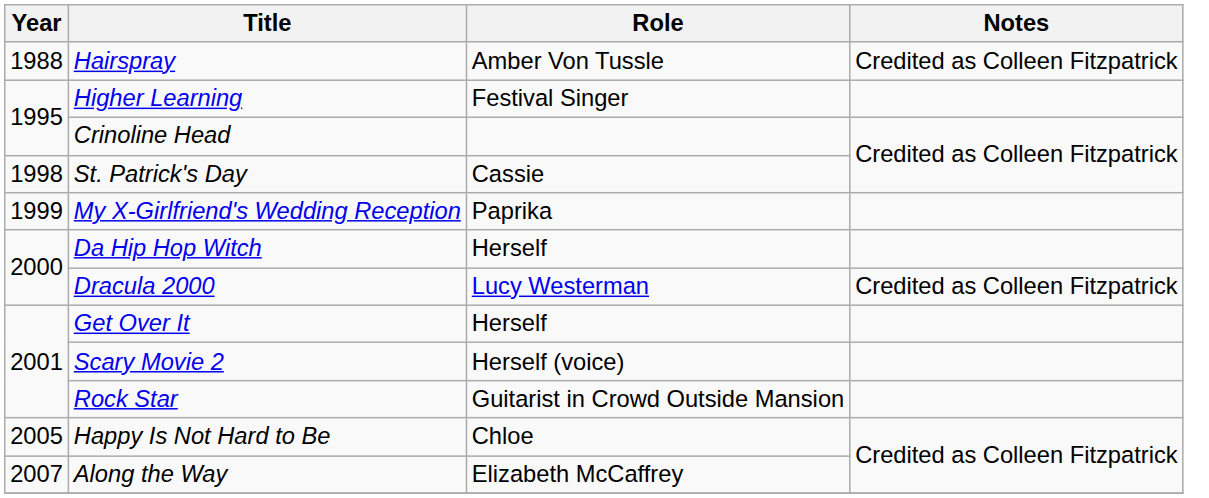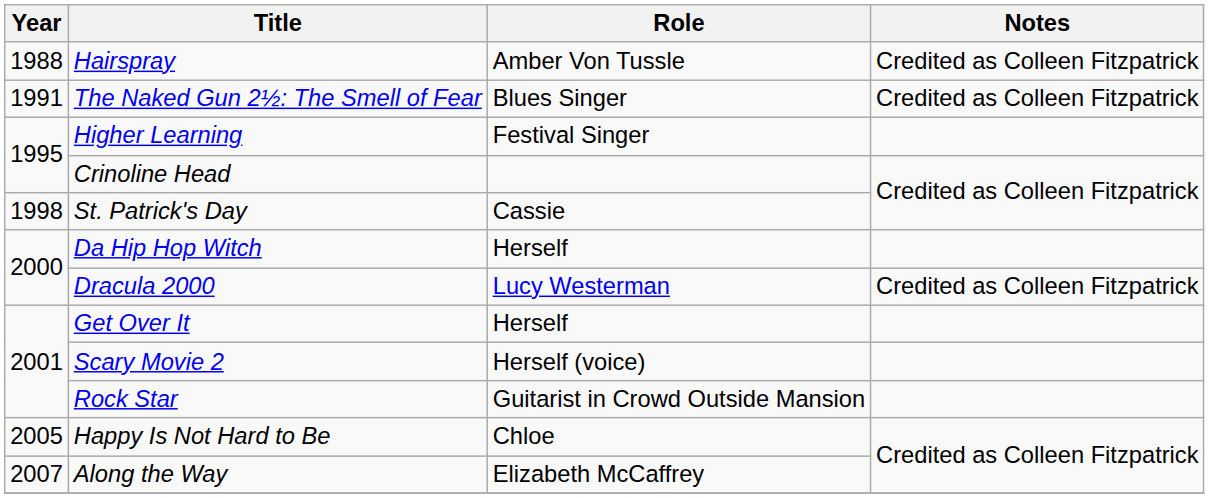+ row: (278, 98)
- row: (267, 211)
